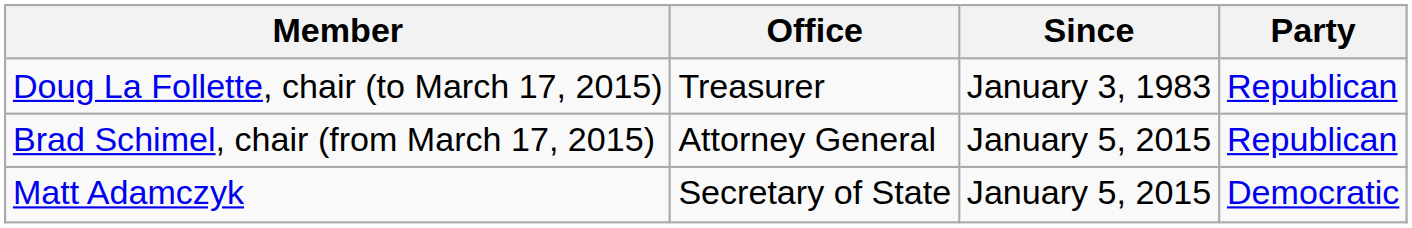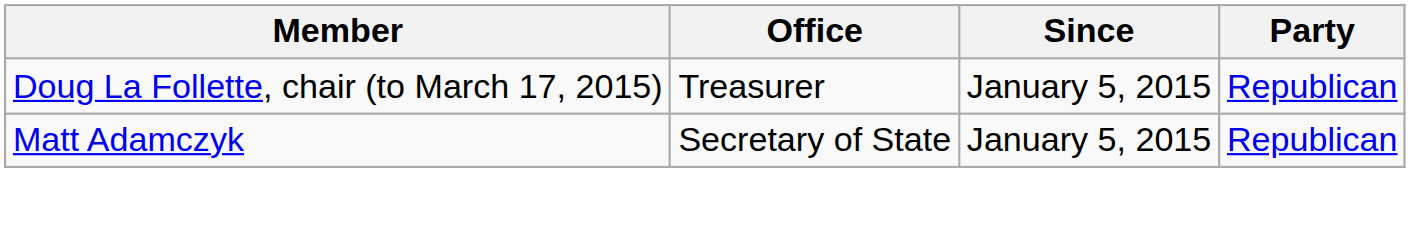(1089, 85) January 3, 1983 -> (1089, 85) January 5, 2015
- row: (334, 139)
(1313, 193) Democratic -> (1312, 139) Republican
